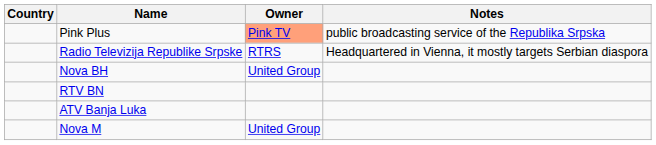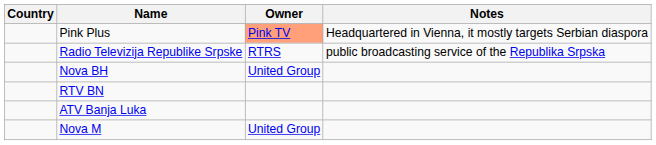(465, 33) public broadcasting service of the Republika Srpska -> (487, 33) Headquartered in Vienna, it mostly targets Serbian diaspora
(487, 52) Headquartered in Vienna, it mostly targets Serbian diaspora -> (465, 52) public broadcasting service of the Republika Srpska
